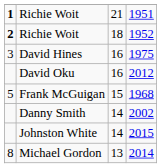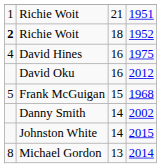(10, 14) bold -> (10, 14) normal
(10, 53) 3 -> (10, 53) 4
